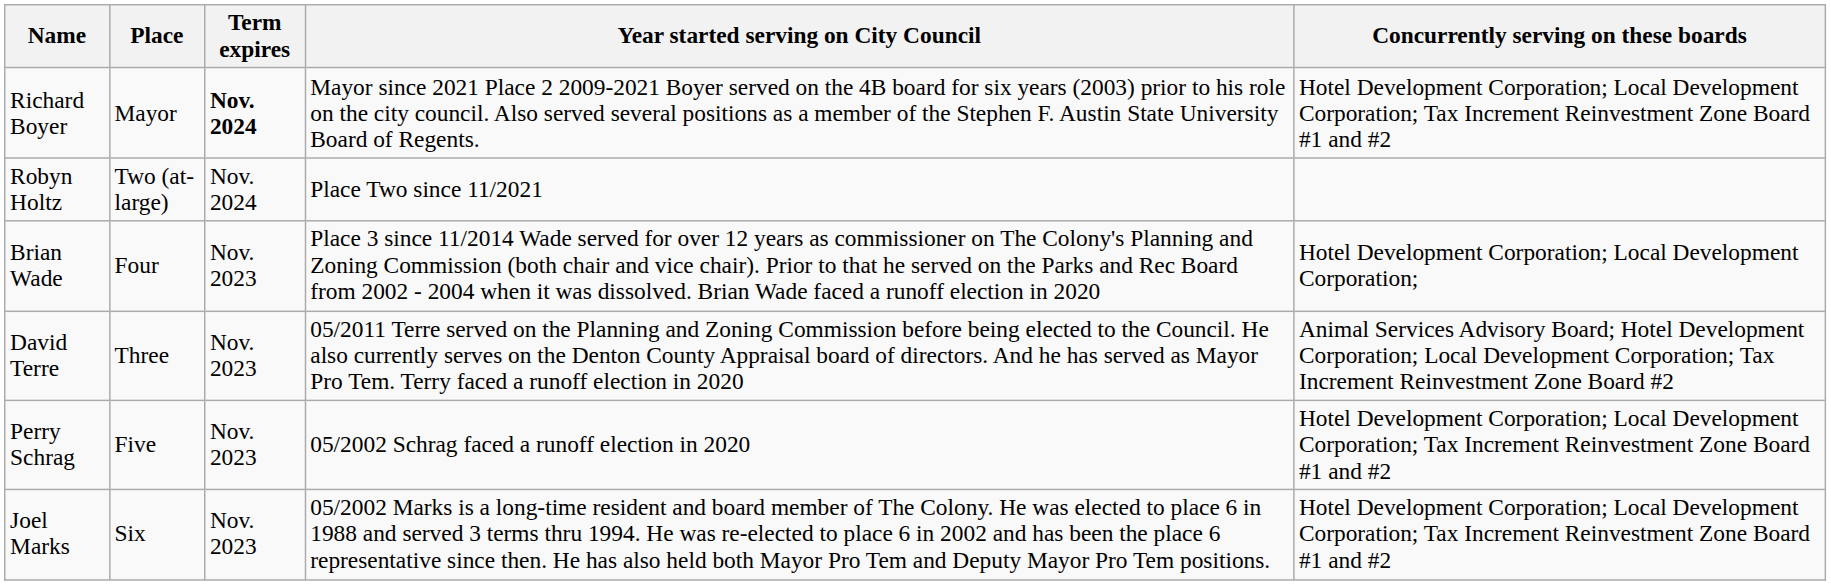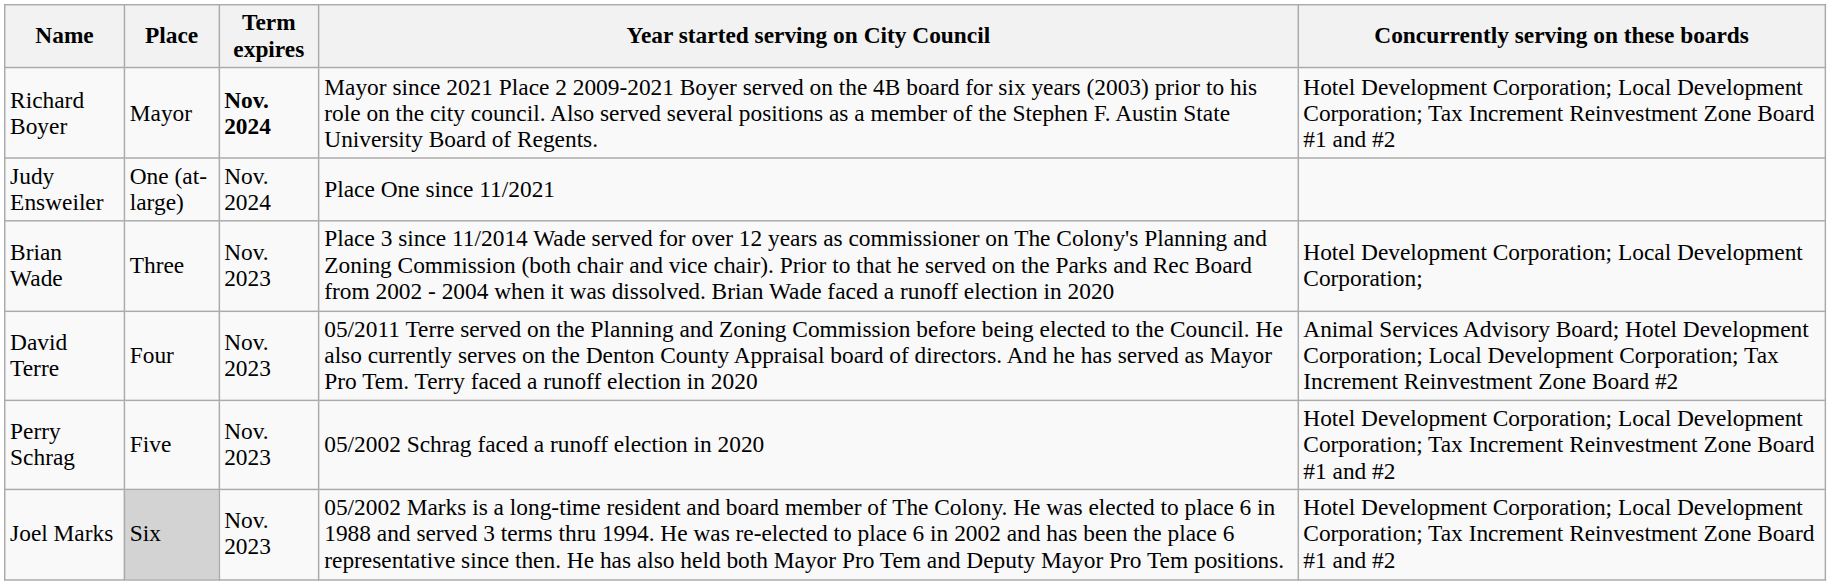+ row: (57, 189)
- row: (41, 189)
(137, 265) Four -> (157, 265) Three
(142, 355) Three -> (152, 355) Four
(130, 534) no background -> (145, 534) lightgrey background
